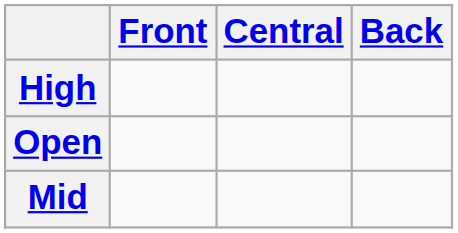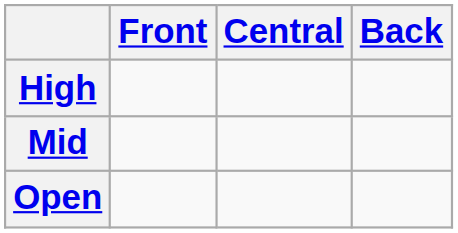rows swapped: (58, 198) <-> (58, 142)
